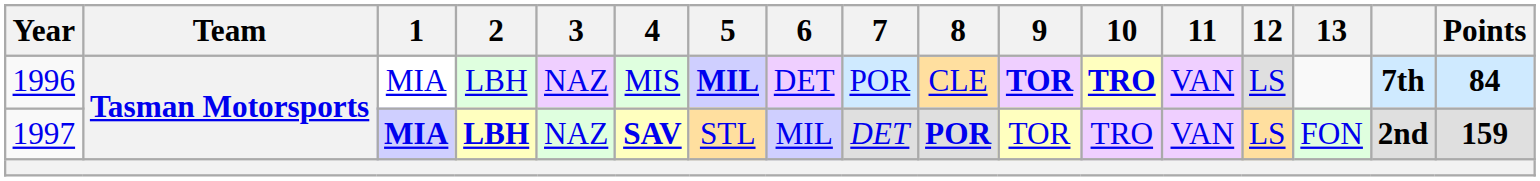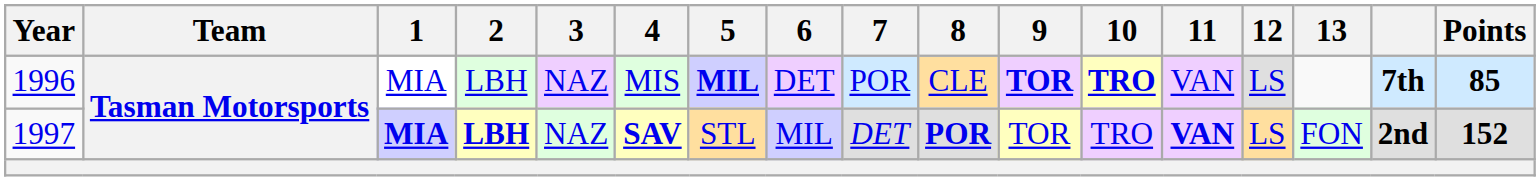(1485, 81) 84 -> (1485, 81) 85
(1202, 133) normal -> (1202, 133) bold
(1485, 133) 159 -> (1485, 133) 152
